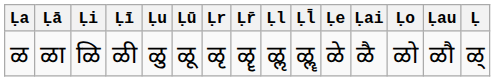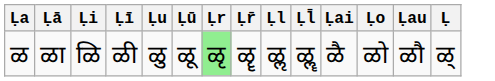- column: (335, 18)
(217, 57) no background -> (217, 57) lightgreen background
